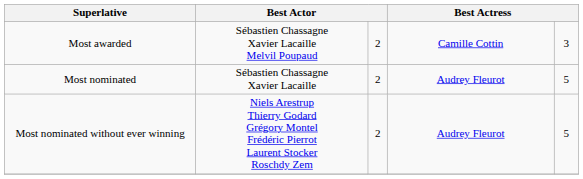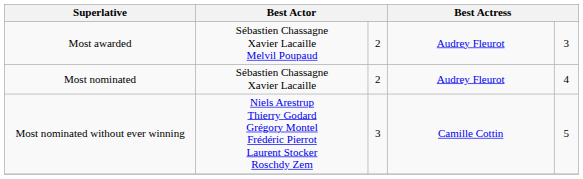(471, 43) Camille Cottin -> (471, 43) Audrey Fleurot
(566, 79) 5 -> (566, 79) 4
(378, 134) 2 -> (378, 134) 3
(471, 134) Audrey Fleurot -> (471, 134) Camille Cottin
